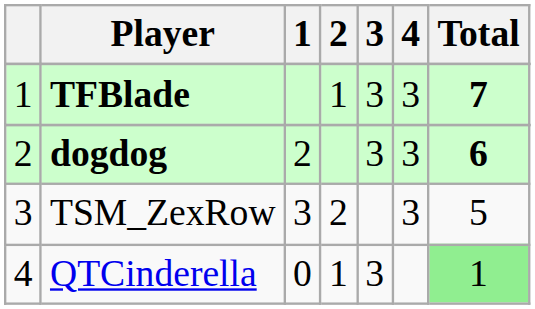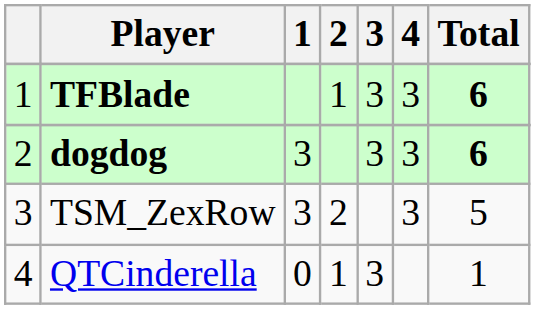(479, 93) 7 -> (479, 93) 6
(302, 153) 2 -> (302, 153) 3
(479, 272) lightgreen background -> (479, 272) no background
